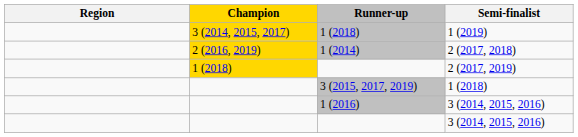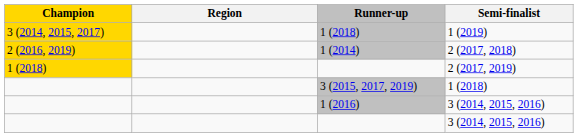columns swapped: (97, 13) <-> (254, 13)
